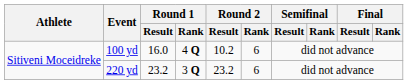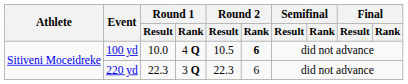(158, 51) 16.0 -> (158, 51) 10.0
(224, 51) 10.2 -> (224, 51) 10.5
(256, 51) normal -> (256, 51) bold
(158, 70) 23.2 -> (158, 70) 22.3
(224, 70) 23.2 -> (224, 70) 22.3
